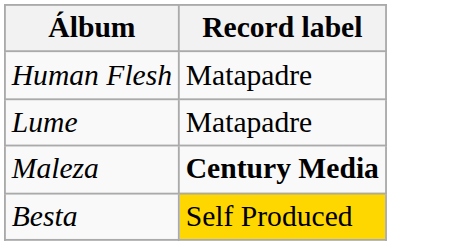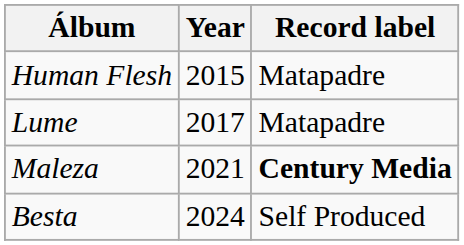+ column: (215, 27)
(269, 215) gold background -> (342, 215) no background
